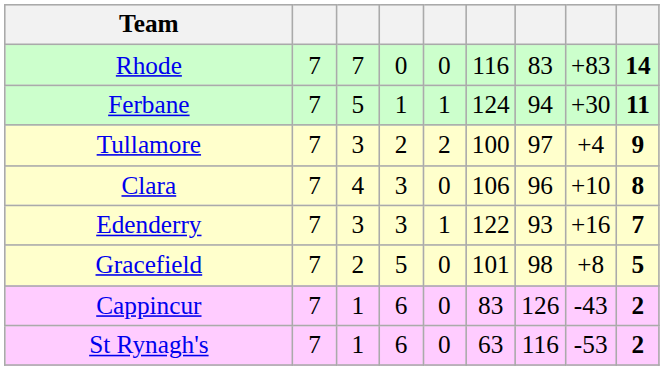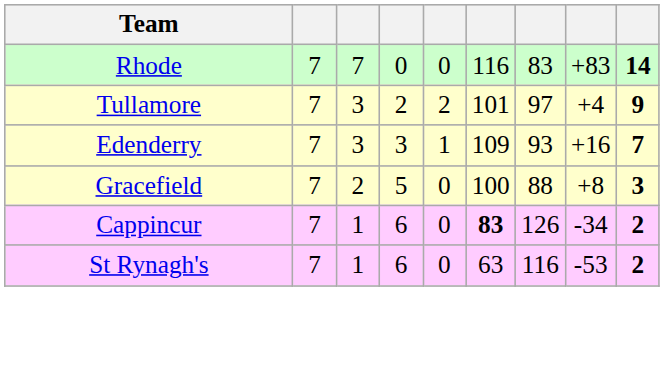- row: (149, 104)
(491, 144) 100 -> (491, 104) 101
- row: (149, 184)
(491, 225) 122 -> (491, 144) 109
(491, 265) 101 -> (491, 184) 100
(540, 265) 98 -> (540, 184) 88
(638, 265) 5 -> (638, 184) 3
(491, 305) normal -> (491, 225) bold
(591, 305) -43 -> (591, 225) -34
